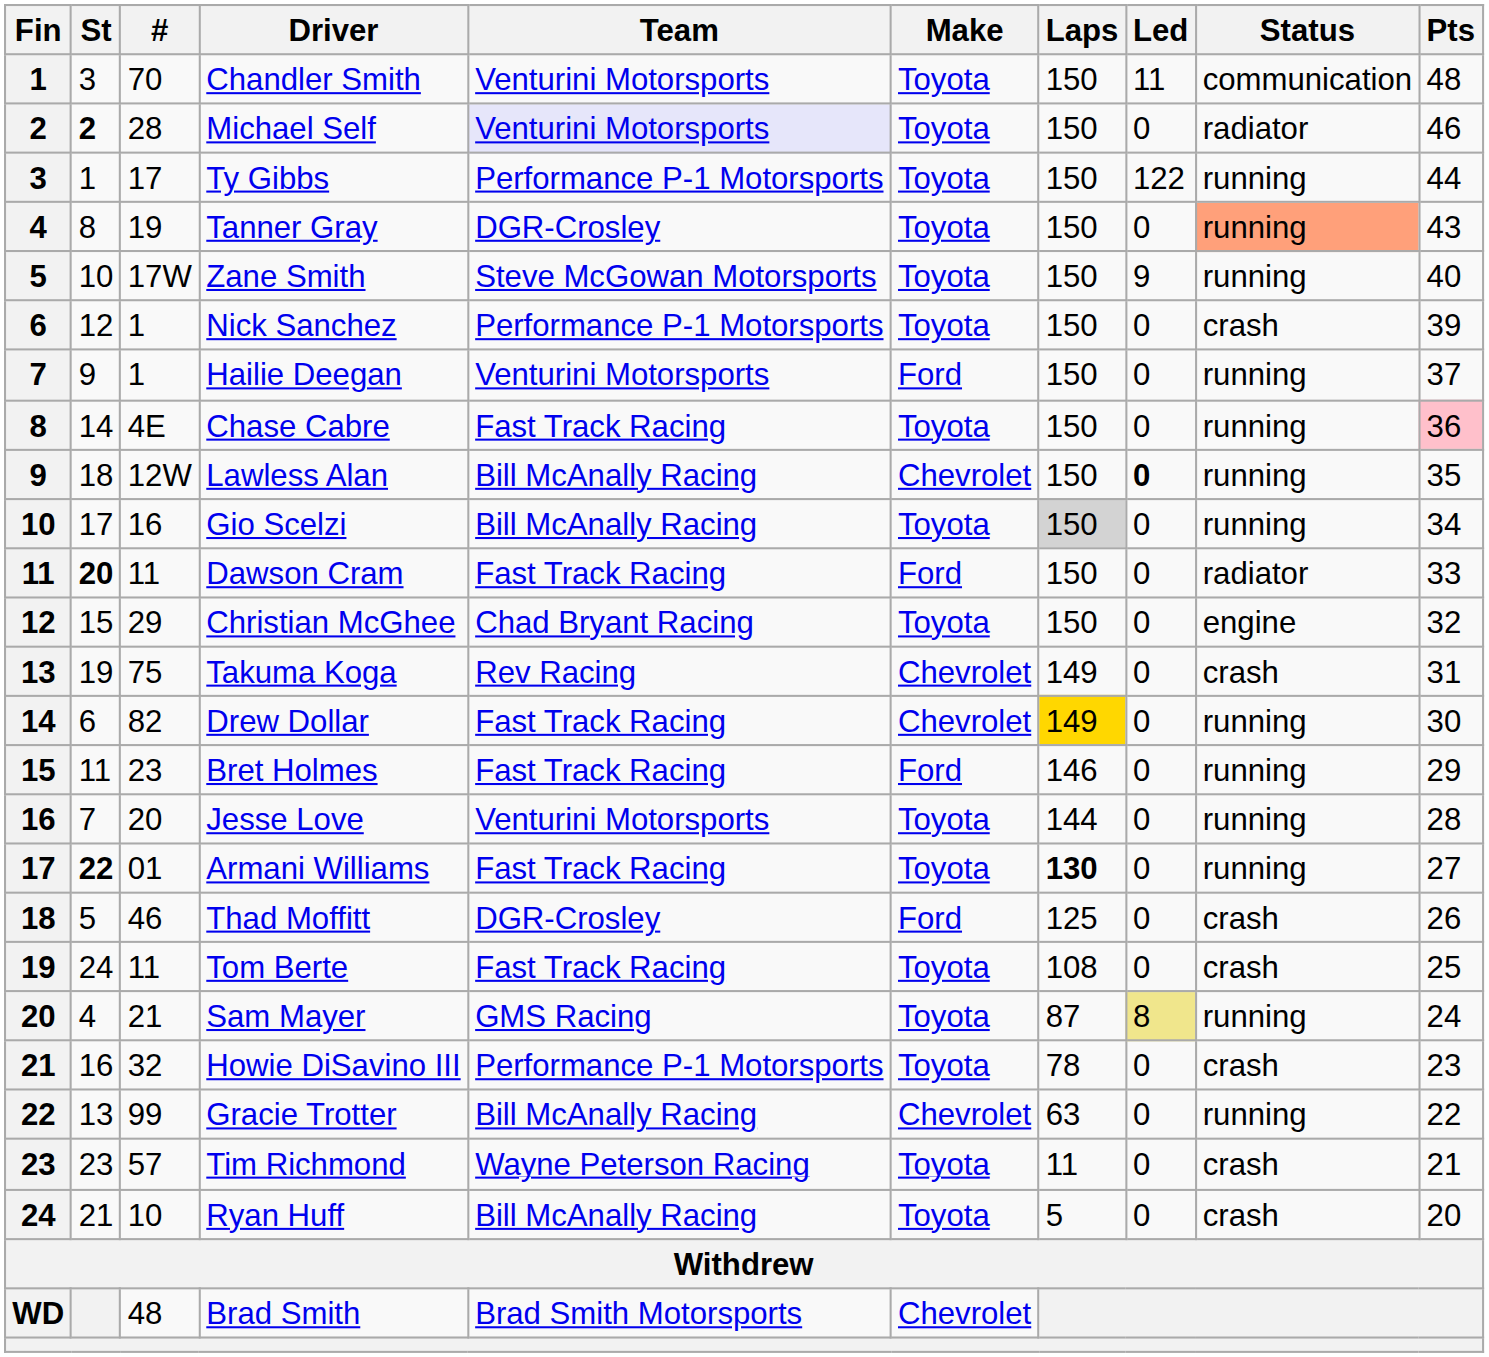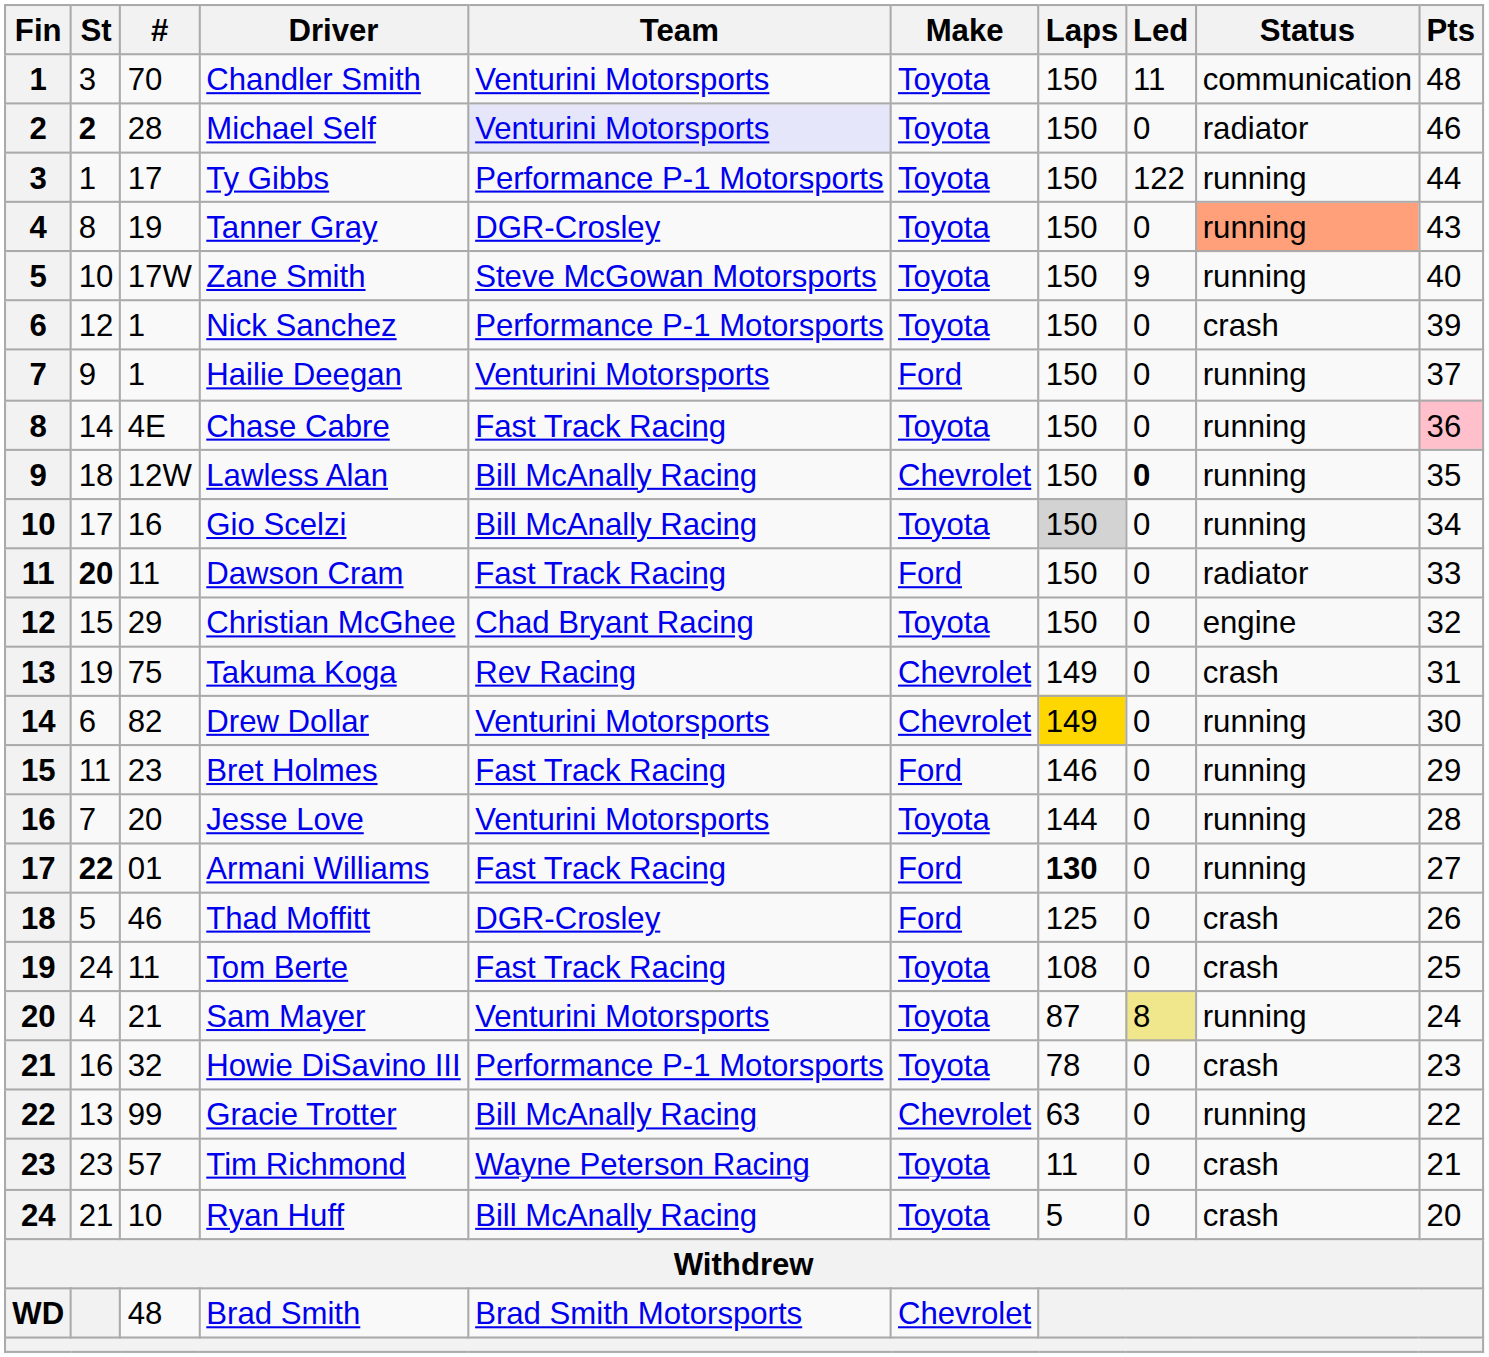(601, 720) Fast Track Racing -> (622, 720) Venturini Motorsports
(944, 868) Toyota -> (930, 868) Ford
(563, 1016) GMS Racing -> (622, 1016) Venturini Motorsports
